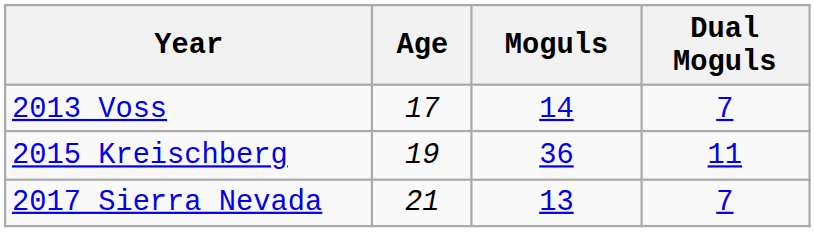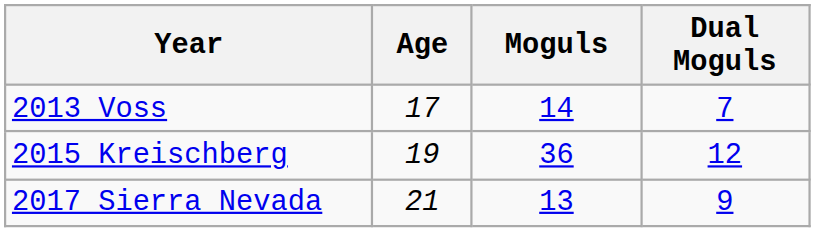(725, 155) 11 -> (725, 155) 12
(725, 202) 7 -> (725, 202) 9
